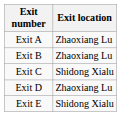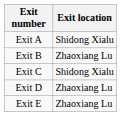(84, 39) Zhaoxiang Lu -> (85, 39) Shidong Xialu
(85, 103) Shidong Xialu -> (84, 103) Zhaoxiang Lu
